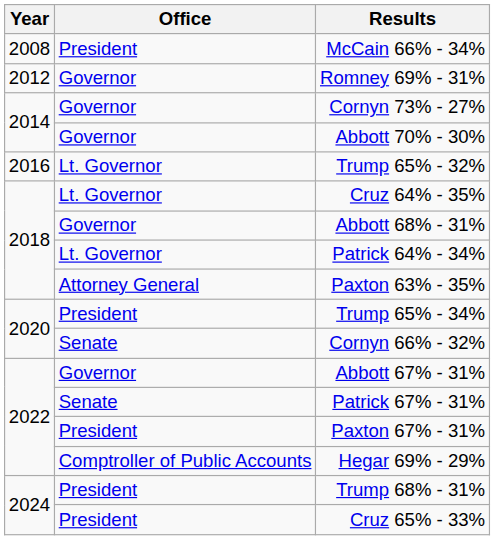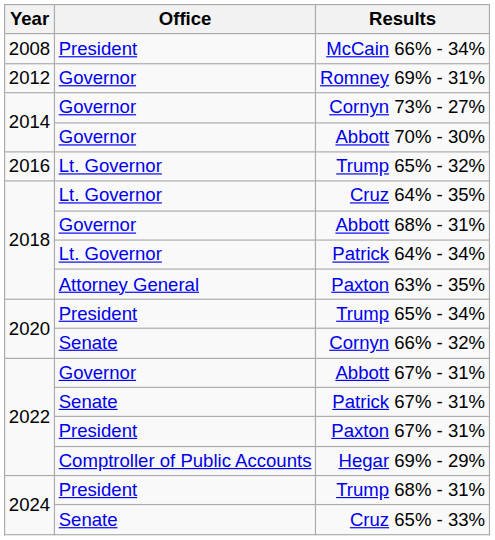(98, 519) President -> (88, 519) Senate
